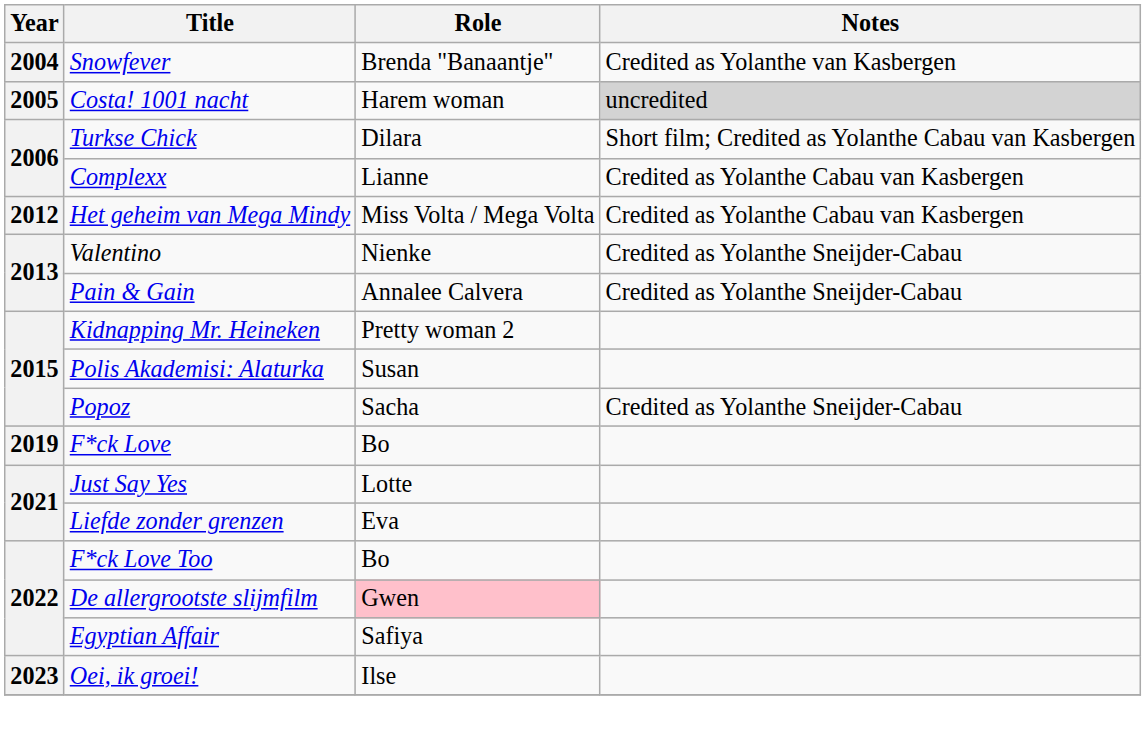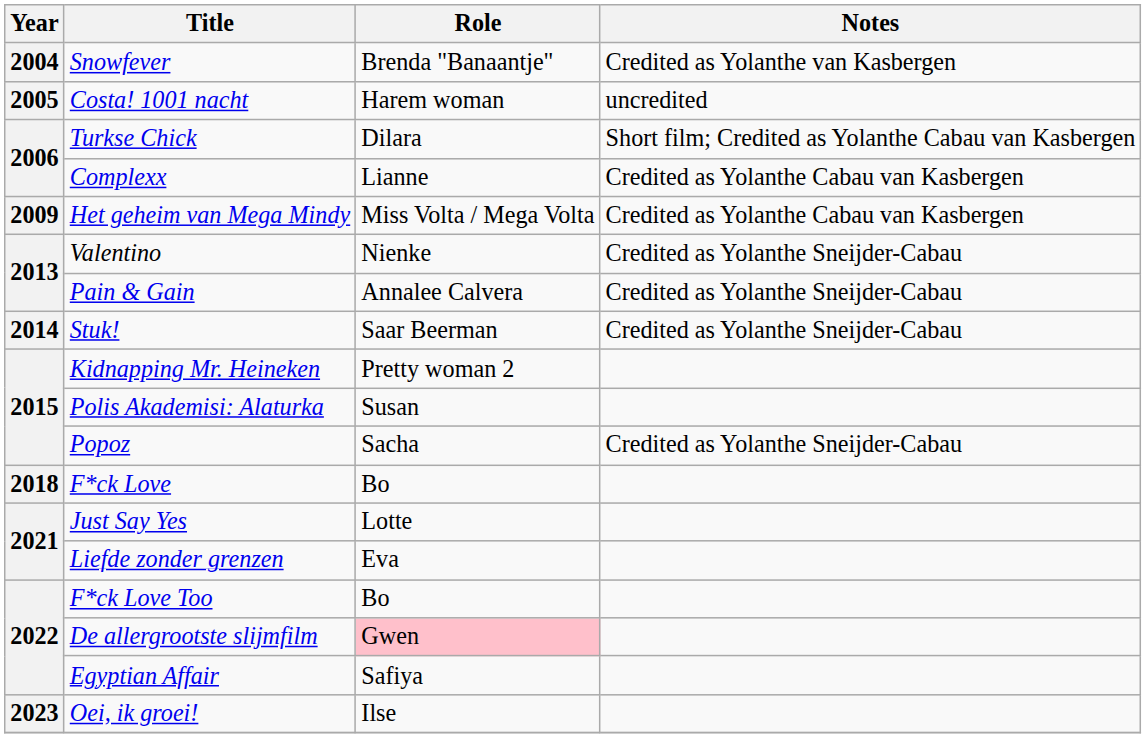(657, 100) lightgrey background -> (657, 100) no background
(34, 215) 2012 -> (34, 215) 2009
+ row: (95, 330)
(34, 445) 2019 -> (34, 483) 2018
